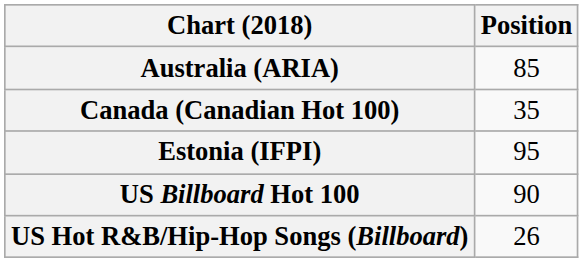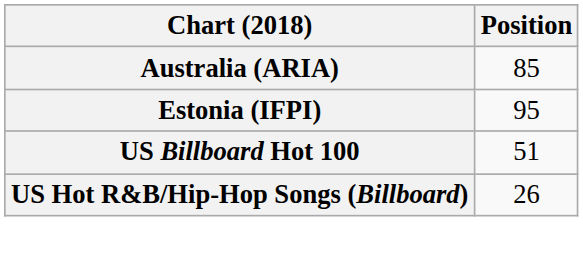- row: (240, 109)
(526, 194) 90 -> (526, 151) 51
